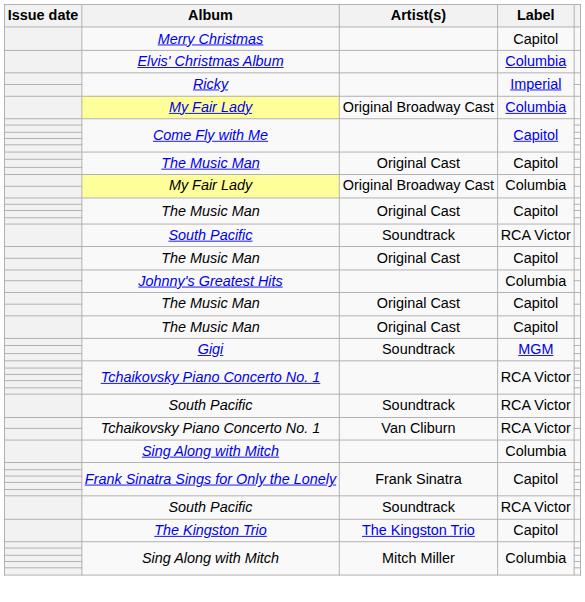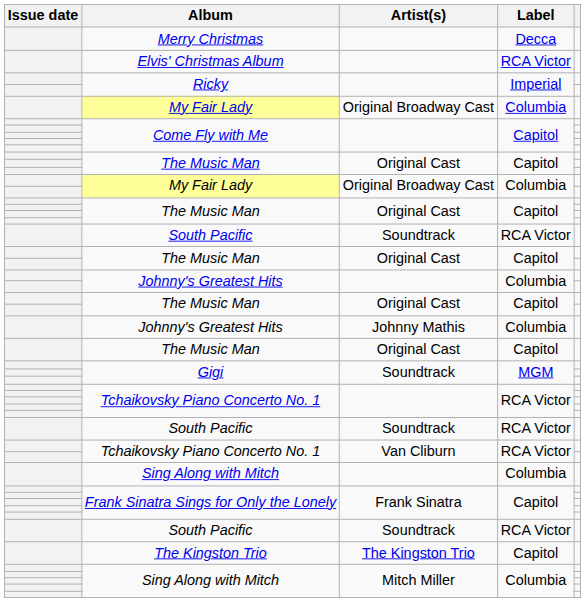(536, 38) Capitol -> (536, 38) Decca
(536, 61) Columbia -> (536, 61) RCA Victor
+ row: (211, 326)
